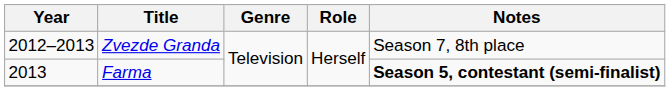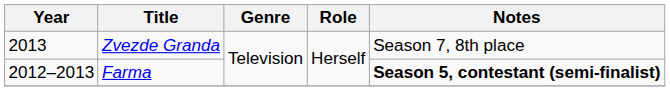(51, 45) 2012–2013 -> (28, 45) 2013
(28, 72) 2013 -> (51, 72) 2012–2013
